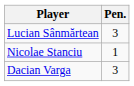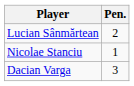(115, 33) 3 -> (115, 33) 2
